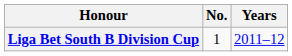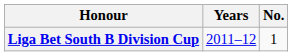columns swapped: (217, 16) <-> (259, 16)
